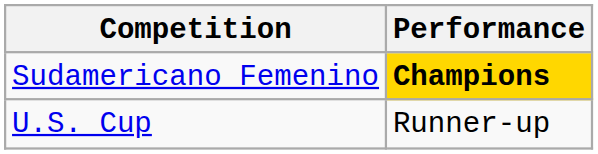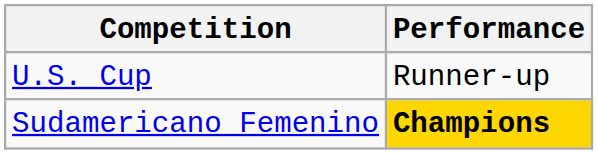rows swapped: (196, 76) <-> (82, 124)
